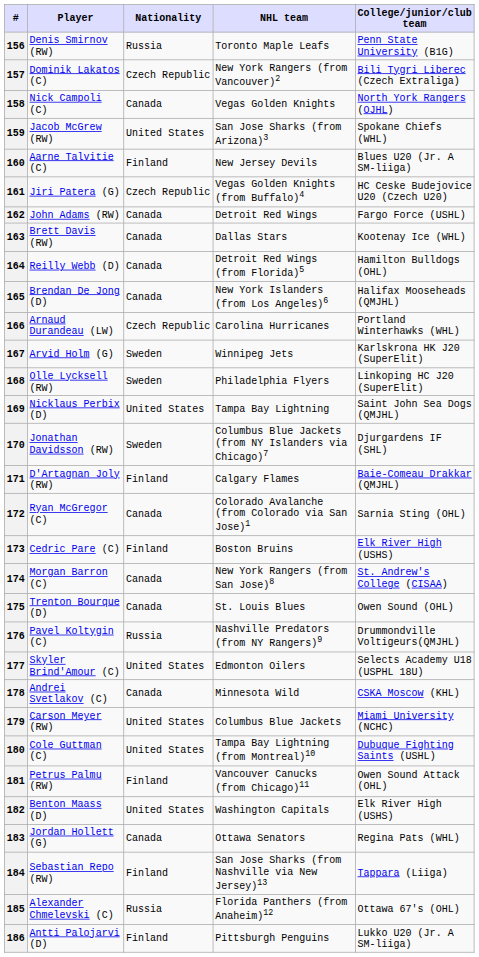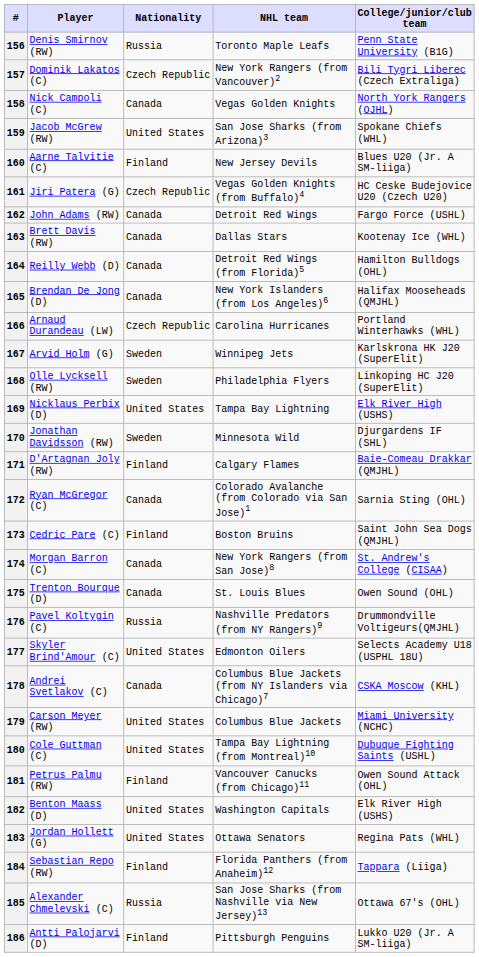(415, 410) Saint John Sea Dogs (QMJHL) -> (400, 410) Elk River High (USHS)
(281, 445) Columbus Blue Jackets (from NY Islanders via Chicago)7 -> (257, 438) Minnesota Wild
(400, 549) Elk River High (USHS) -> (415, 535) Saint John Sea Dogs (QMJHL)
(257, 694) Minnesota Wild -> (281, 687) Columbus Blue Jackets (from NY Islanders via Chicago)7
(144, 838) Canada -> (165, 838) United States
(278, 873) San Jose Sharks (from Nashville via New Jersey)13 -> (281, 867) Florida Panthers (from Anaheim)12
(281, 909) Florida Panthers (from Anaheim)12 -> (278, 904) San Jose Sharks (from Nashville via New Jersey)13
